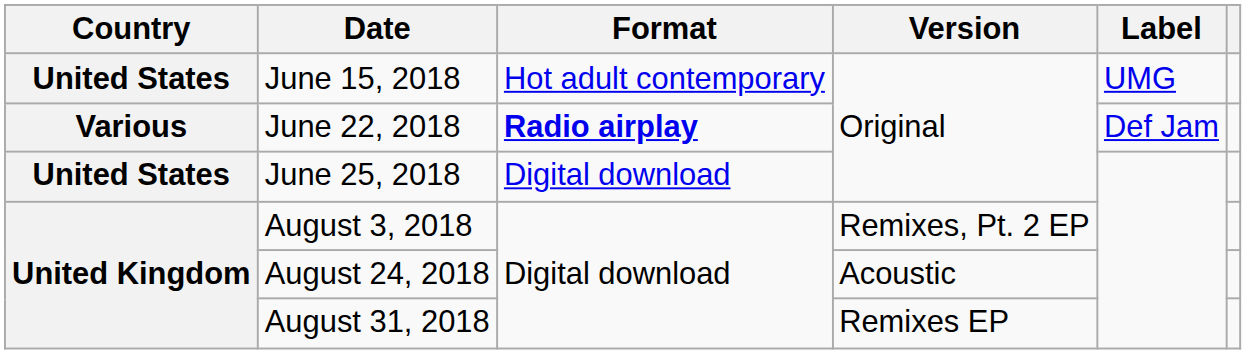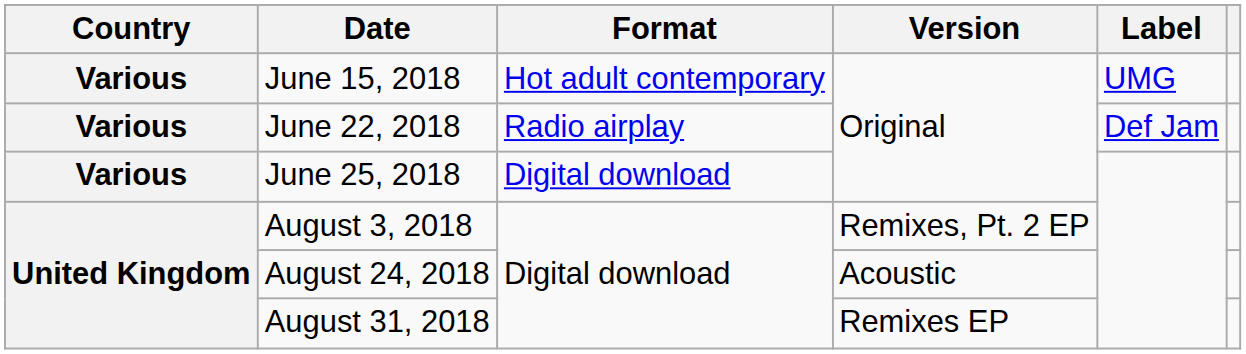(131, 77) United States -> (131, 77) Various
(601, 126) bold -> (594, 126) normal
(131, 175) United States -> (131, 175) Various
